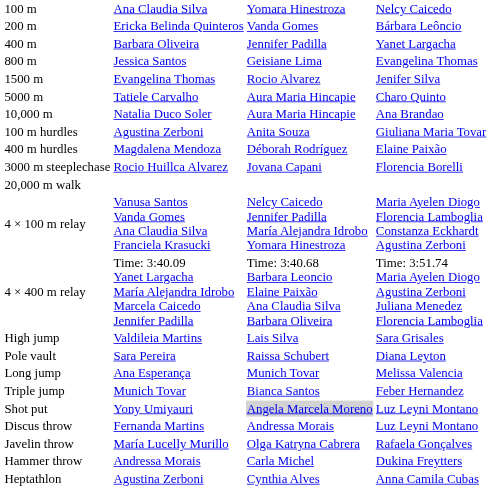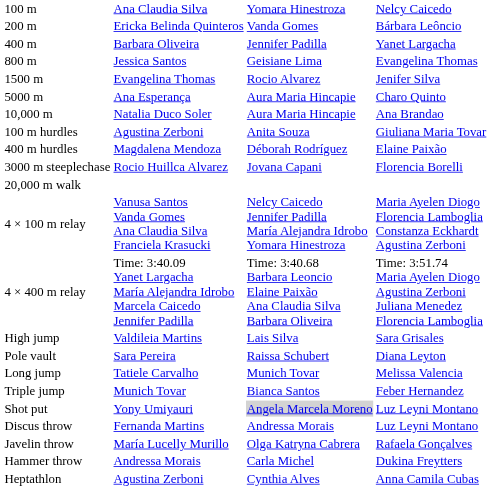(156, 96) Tatiele Carvalho -> (152, 96) Ana Esperança
(152, 373) Ana Esperança -> (156, 373) Tatiele Carvalho
